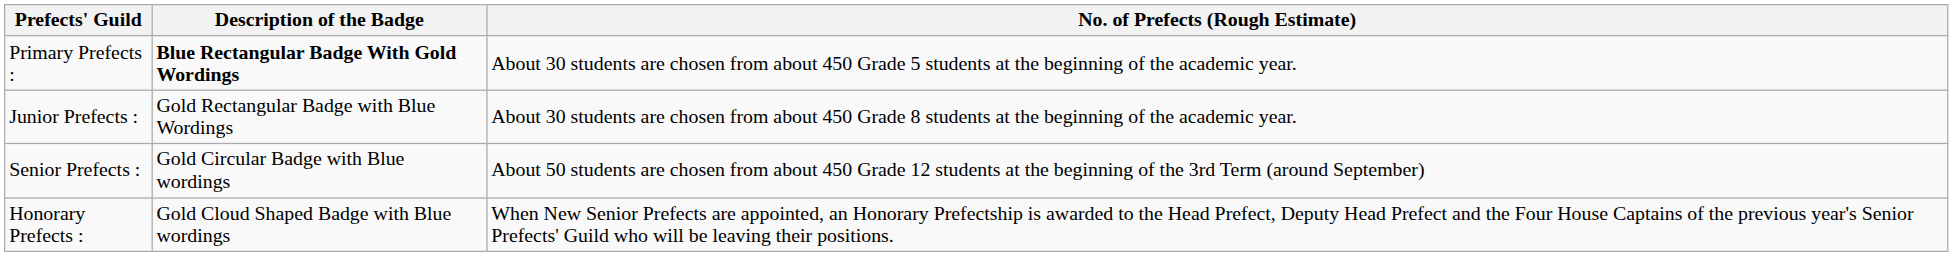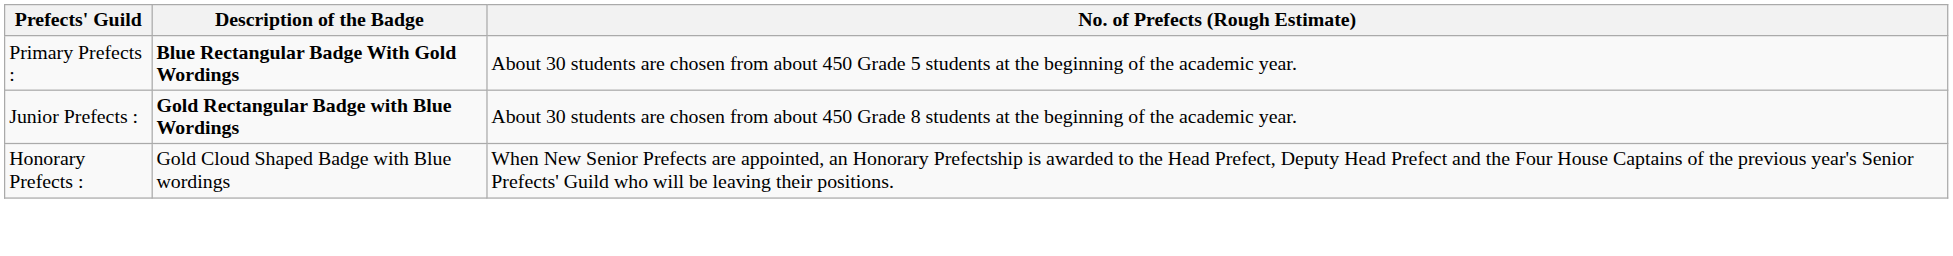(296, 116) normal -> (304, 116) bold
- row: (75, 170)
